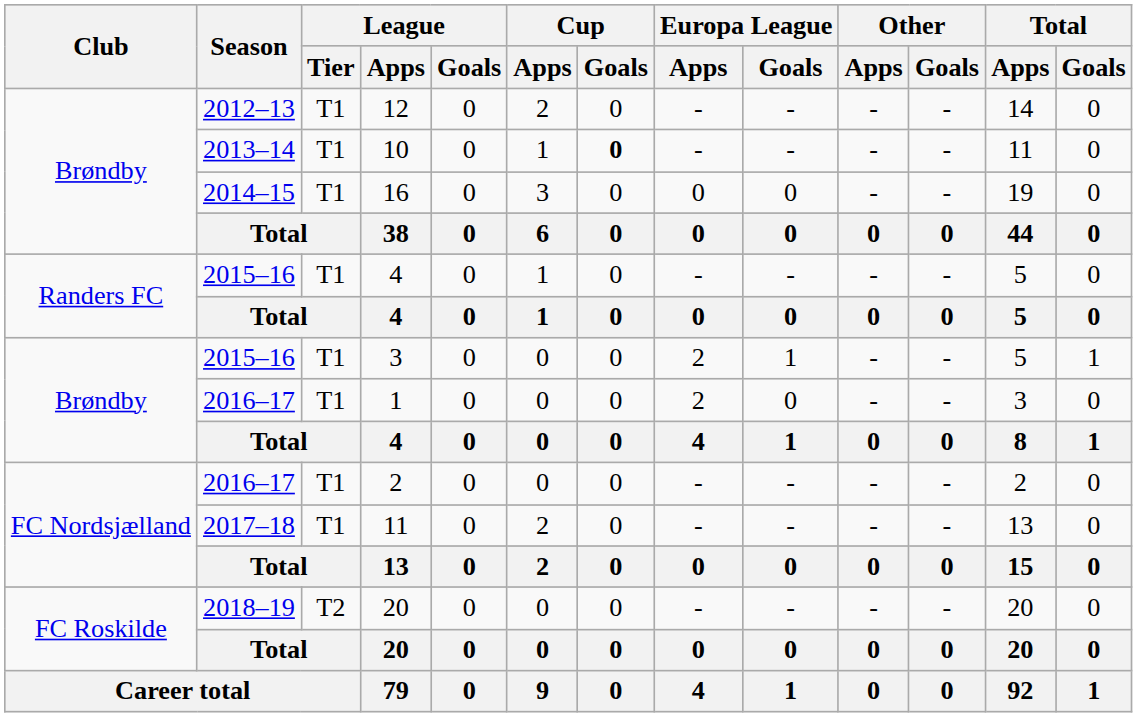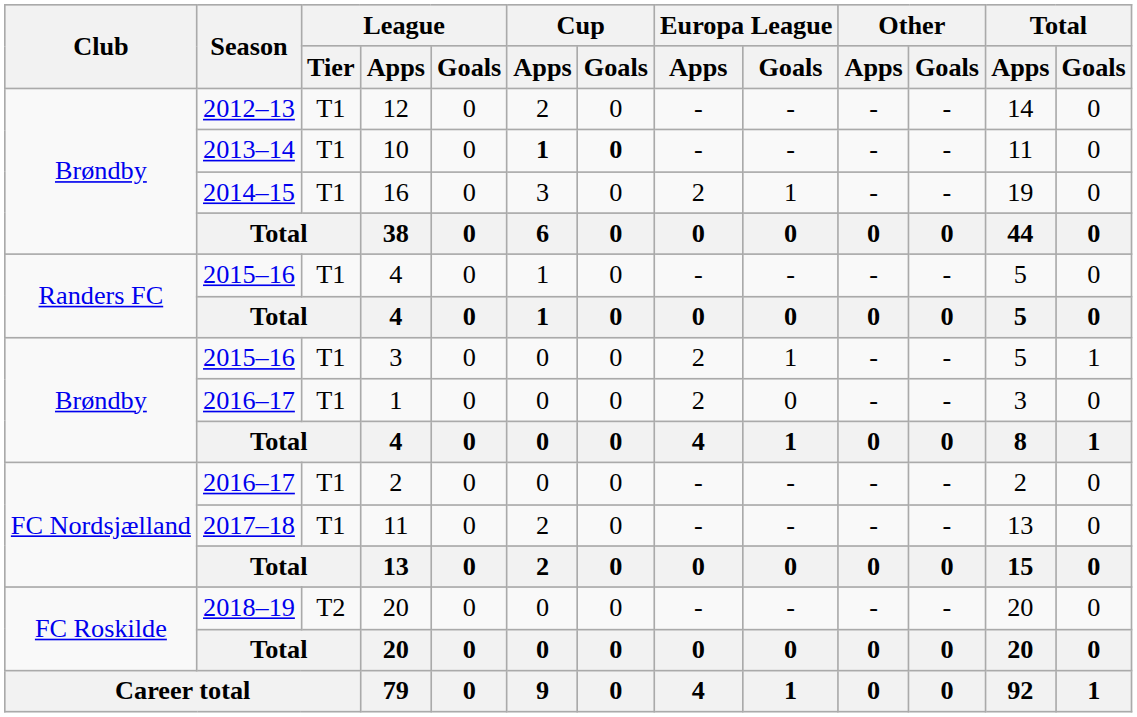(543, 150) normal -> (543, 150) bold
(698, 191) 0 -> (698, 191) 2
(790, 191) 0 -> (790, 191) 1
